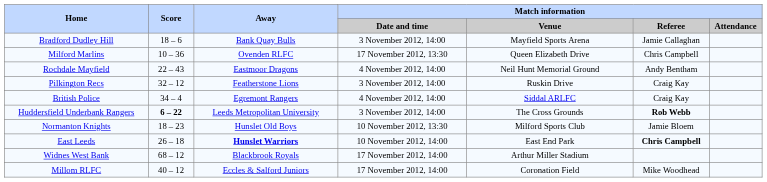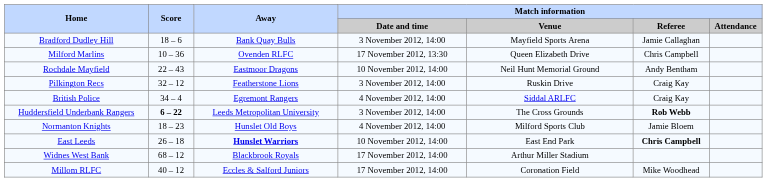(402, 69) 4 November 2012, 14:00 -> (402, 69) 10 November 2012, 14:00
(402, 126) 10 November 2012, 13:30 -> (402, 126) 4 November 2012, 14:00
